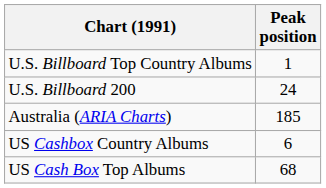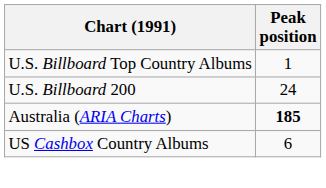(288, 116) normal -> (288, 116) bold
- row: (97, 169)
